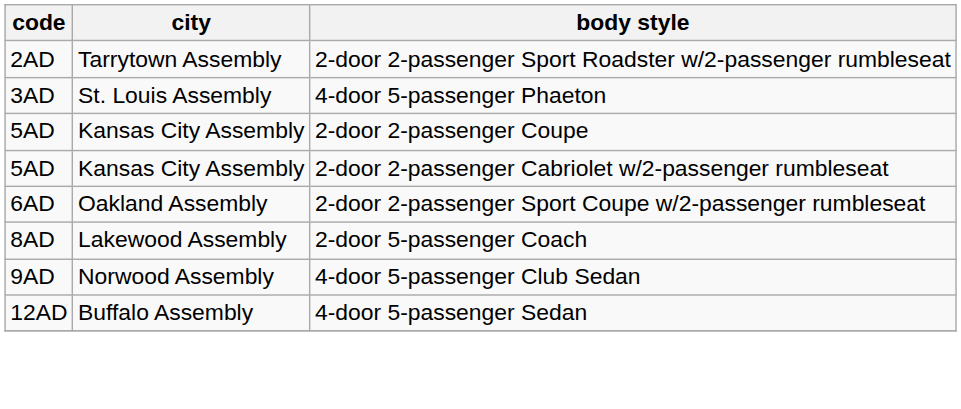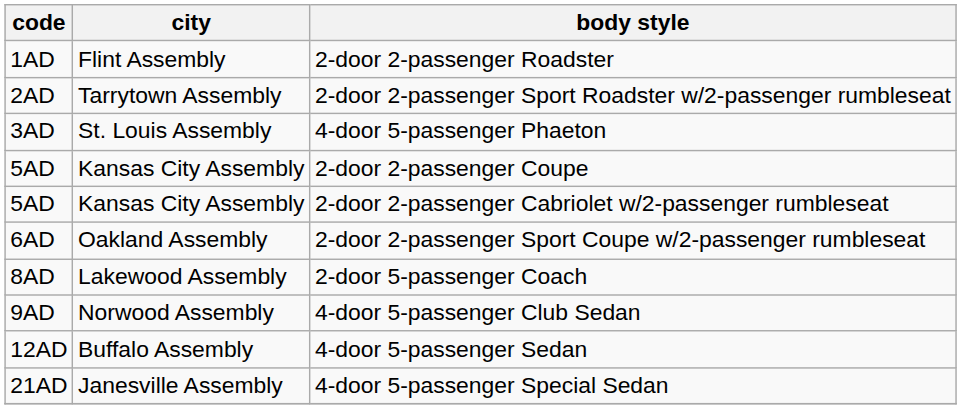+ row: (464, 58)
+ row: (492, 385)
